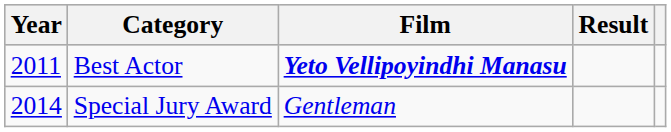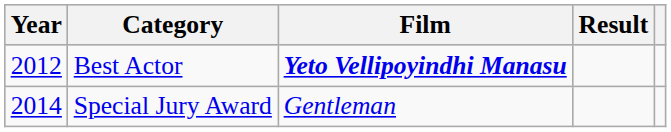(36, 65) 2011 -> (36, 65) 2012
